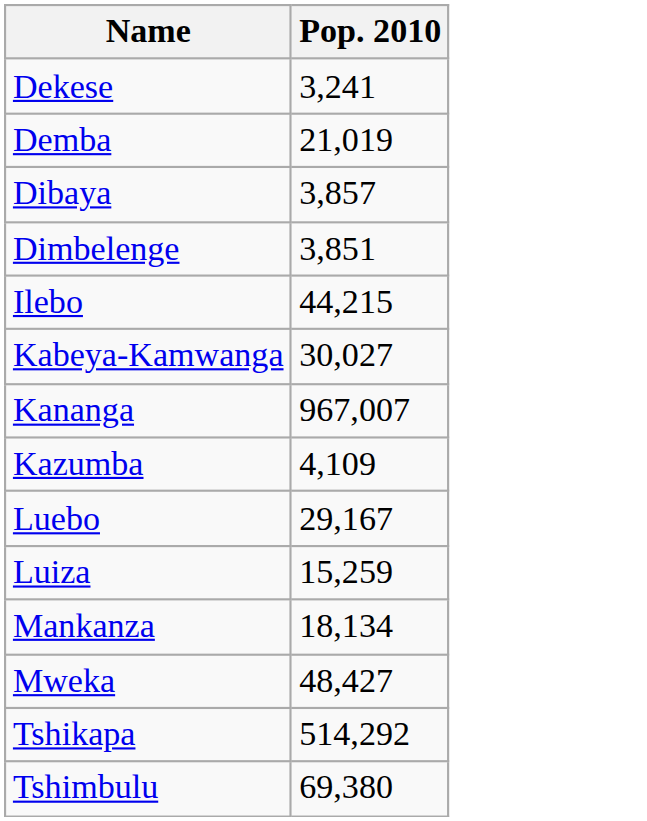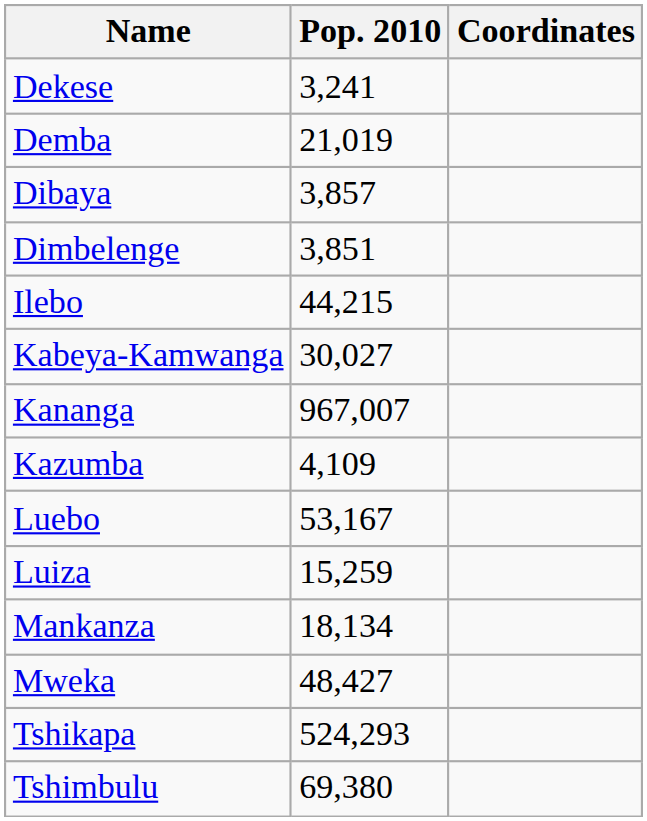+ column: (546, 31)
(346, 517) 29,167 -> (346, 517) 53,167
(355, 734) 514,292 -> (355, 734) 524,293
